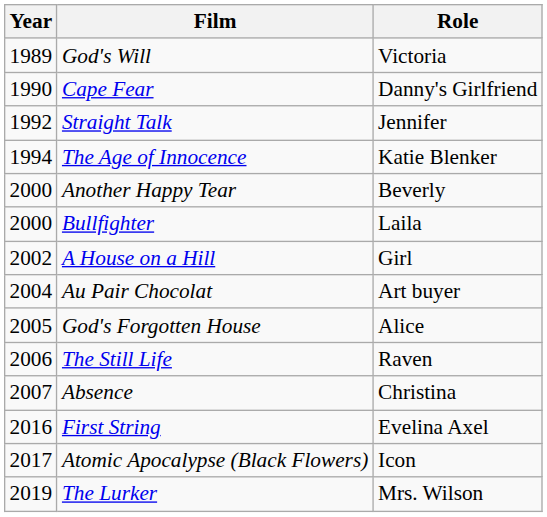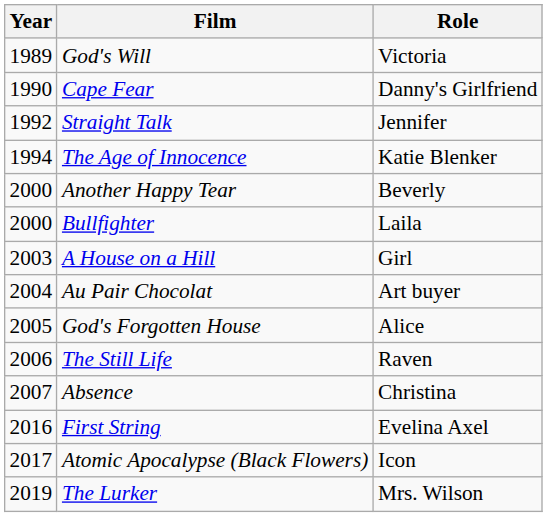(31, 257) 2002 -> (31, 257) 2003
